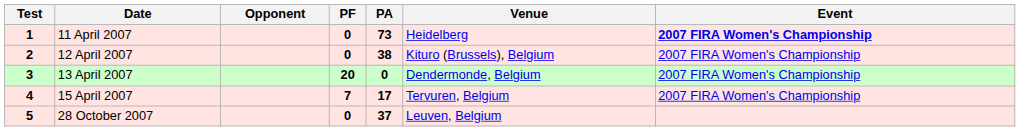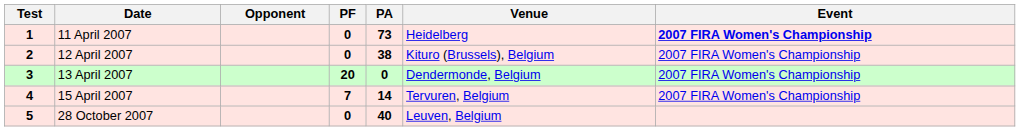(385, 95) 17 -> (385, 95) 14
(385, 116) 37 -> (385, 116) 40
